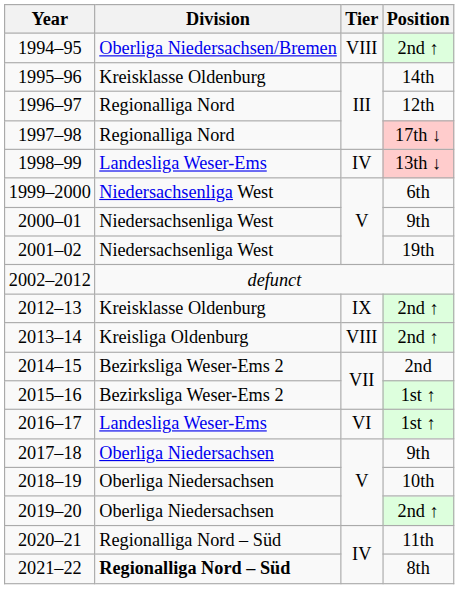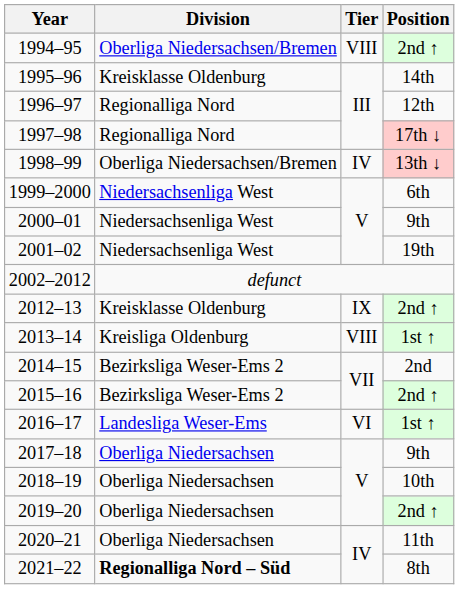(183, 163) Landesliga Weser-Ems -> (218, 163) Oberliga Niedersachsen/Bremen
(418, 337) 2nd ↑ -> (418, 337) 1st ↑
(418, 395) 1st ↑ -> (418, 395) 2nd ↑
(190, 539) Regionalliga Nord – Süd -> (187, 539) Oberliga Niedersachsen
